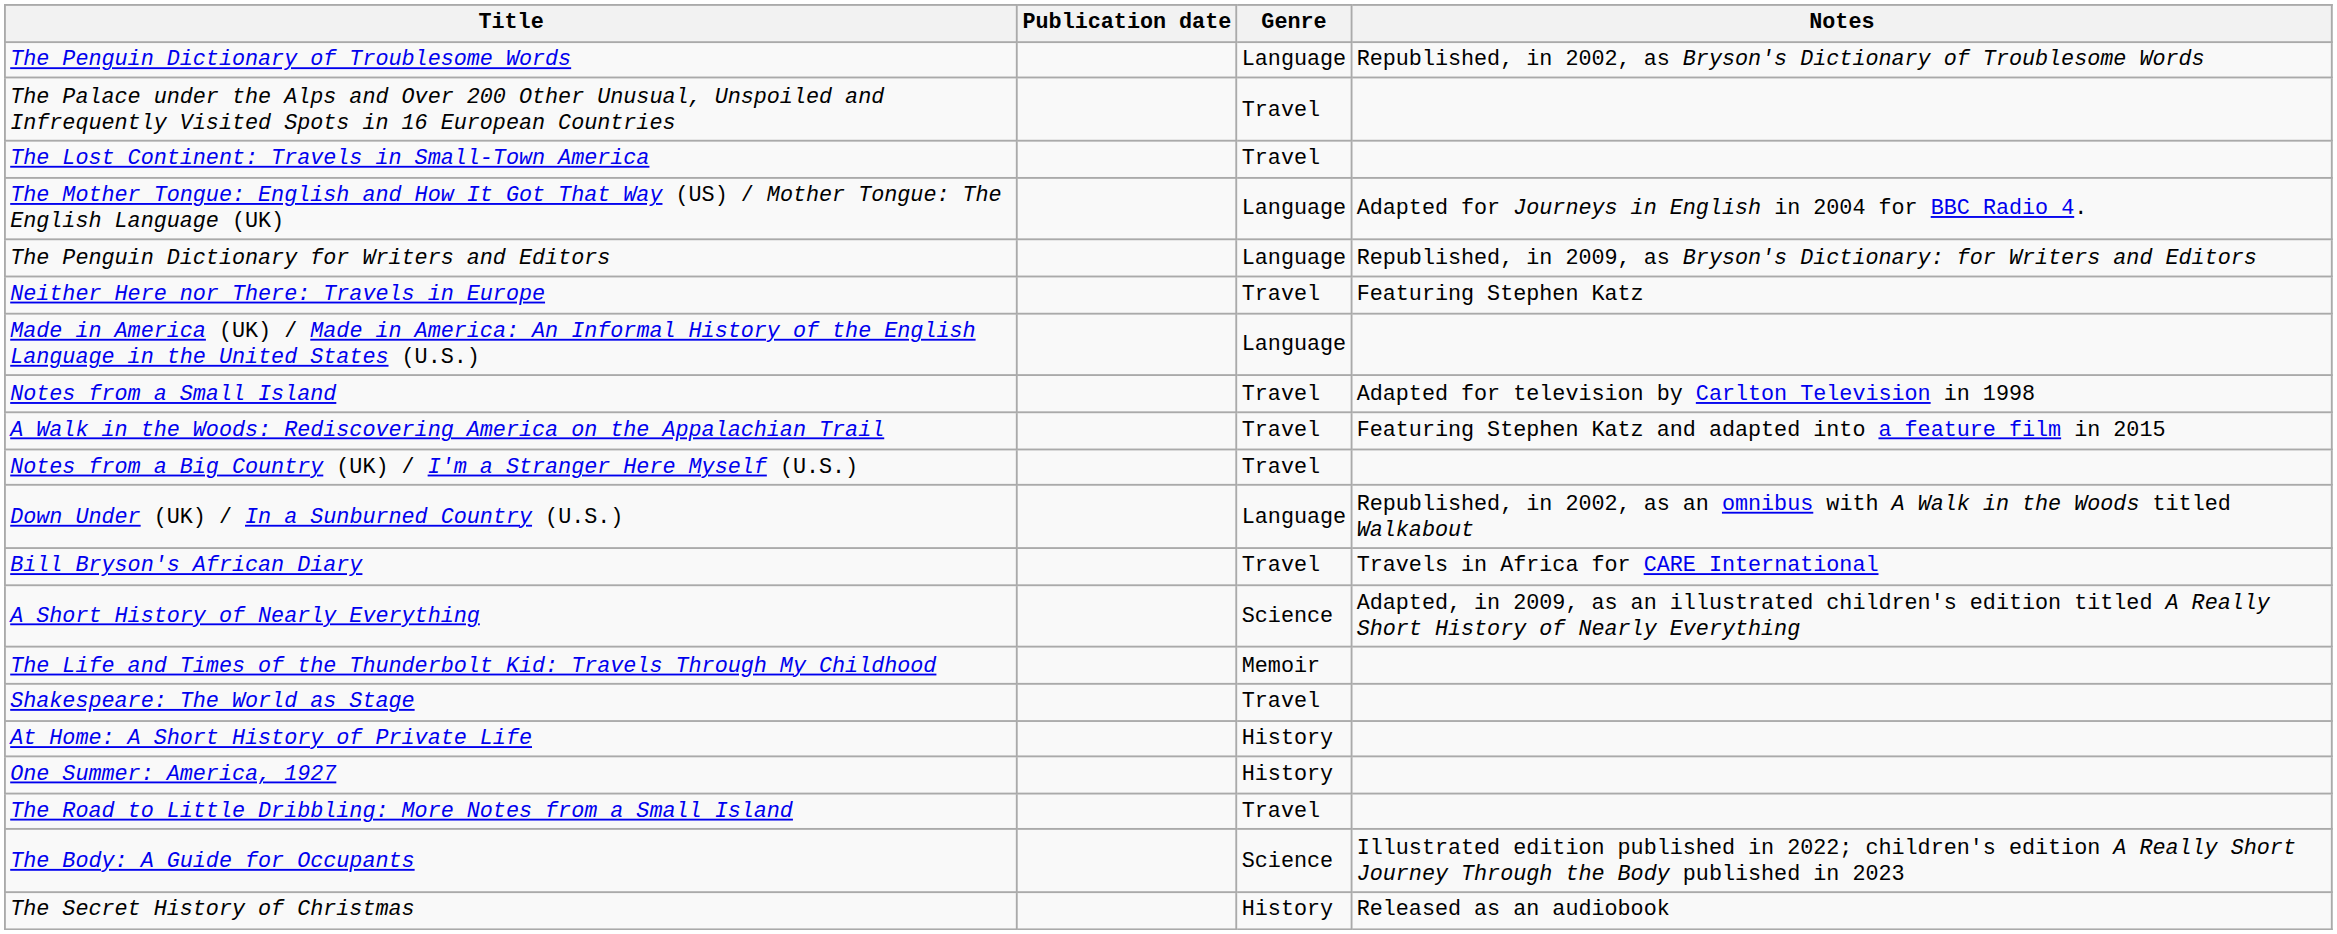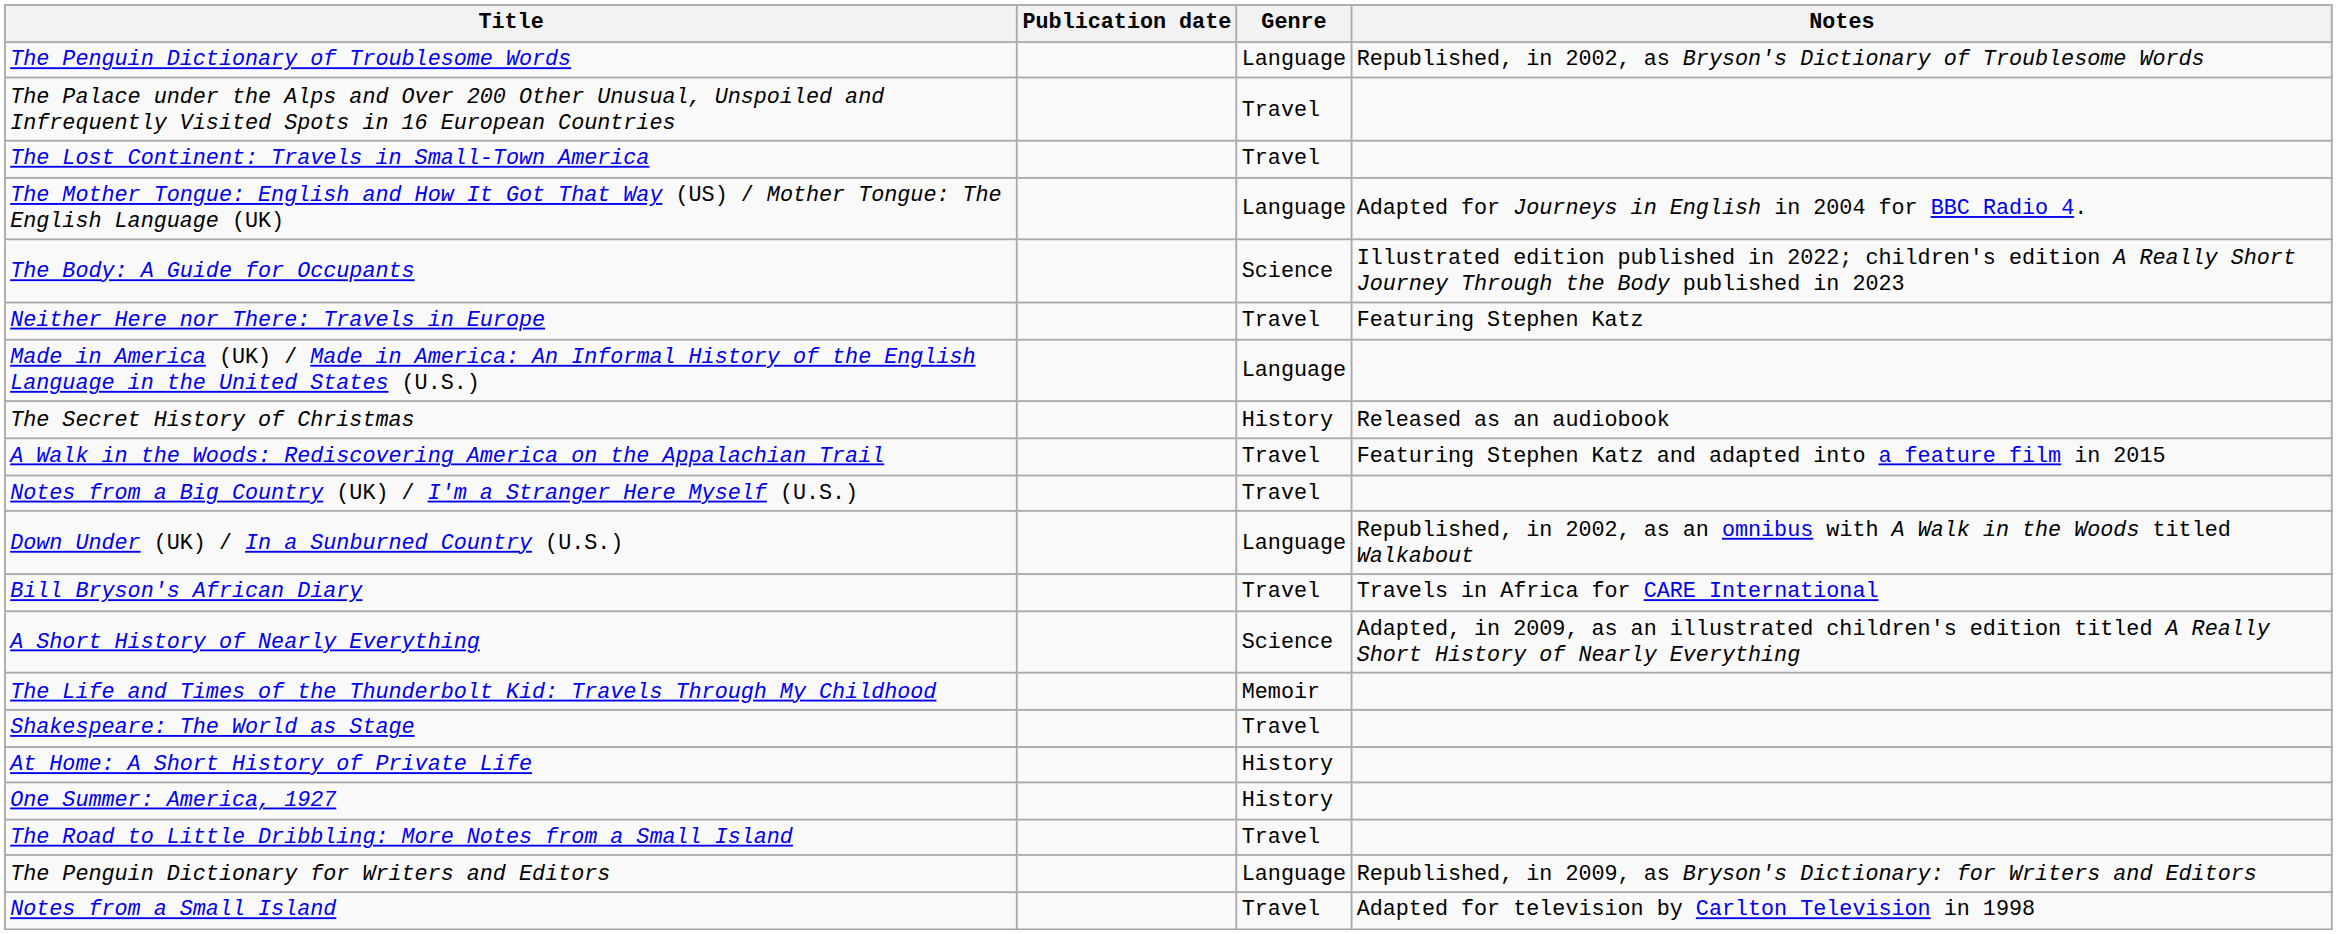rows swapped: (310, 258) <-> (212, 861)
rows swapped: (173, 394) <-> (212, 910)
